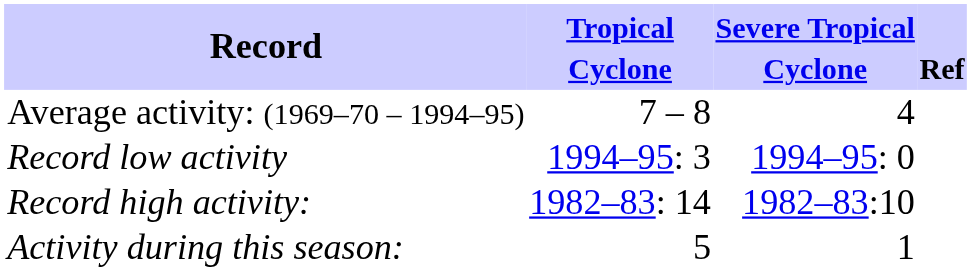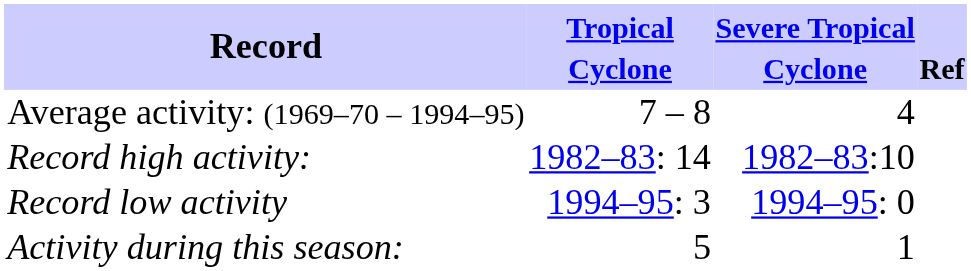rows swapped: (159, 202) <-> (147, 157)
